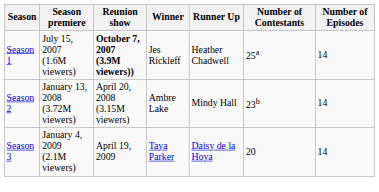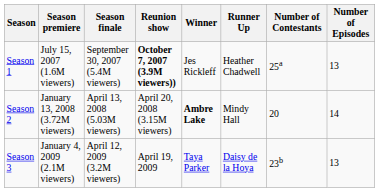+ column: (110, 23)
(322, 55) 14 -> (334, 66) 13
(162, 103) normal -> (198, 114) bold
(253, 103) 23b -> (274, 114) 20
(251, 152) 20 -> (276, 162) 23b
(322, 152) 14 -> (334, 162) 13
